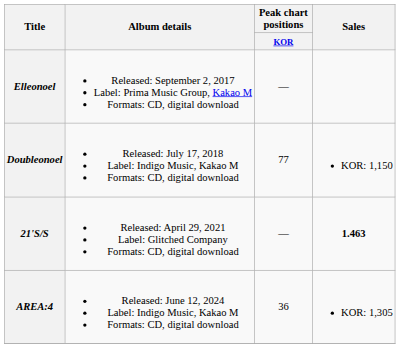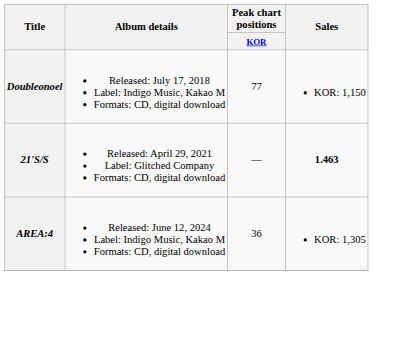- row: (35, 86)
